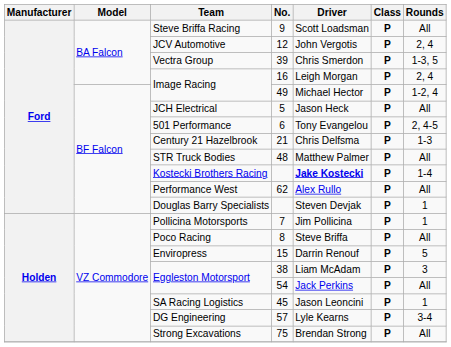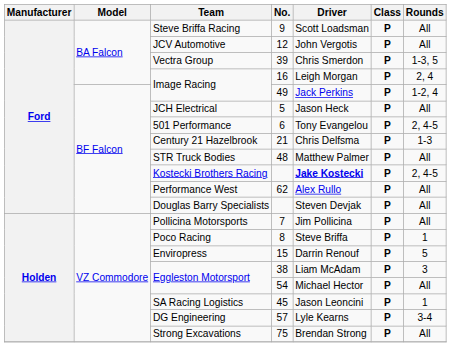(425, 44) 2, 4 -> (425, 44) All
(329, 92) Michael Hector -> (324, 92) Jack Perkins
(425, 173) 1-4 -> (425, 173) 2, 4-5
(425, 205) 1 -> (425, 205) All
(425, 221) 1 -> (425, 221) All
(425, 237) All -> (425, 237) 1
(324, 285) Jack Perkins -> (329, 285) Michael Hector
